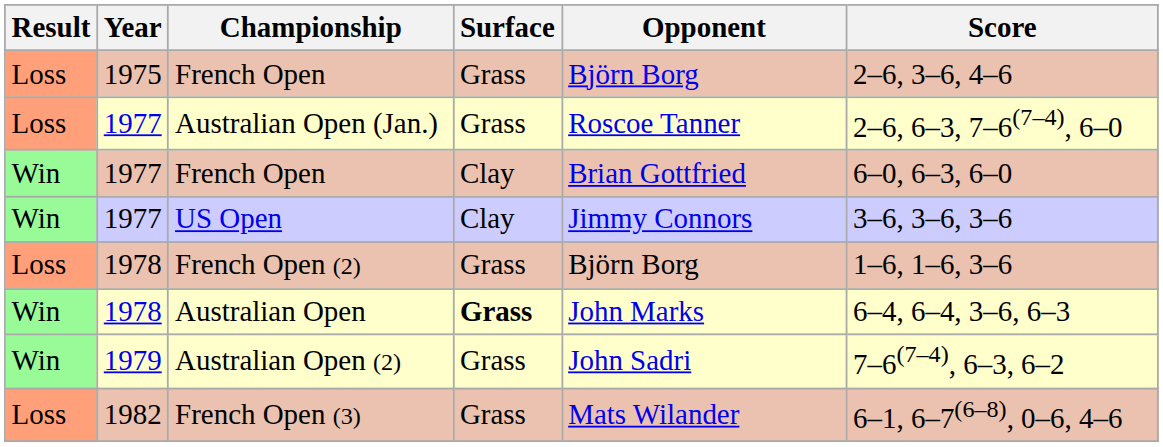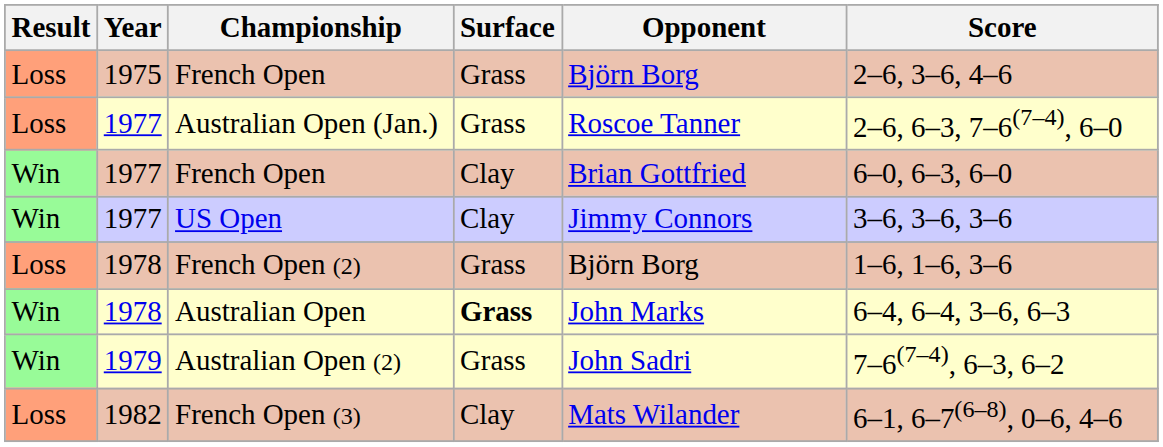(493, 414) Grass -> (487, 414) Clay
